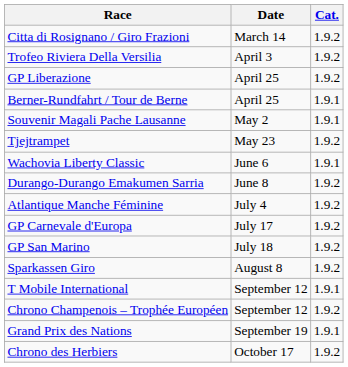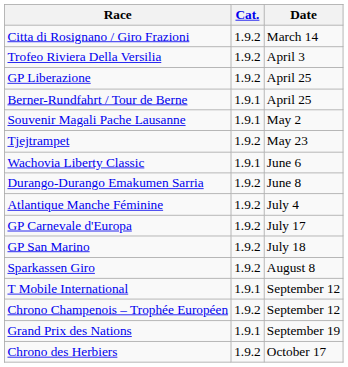columns swapped: (271, 15) <-> (327, 15)
